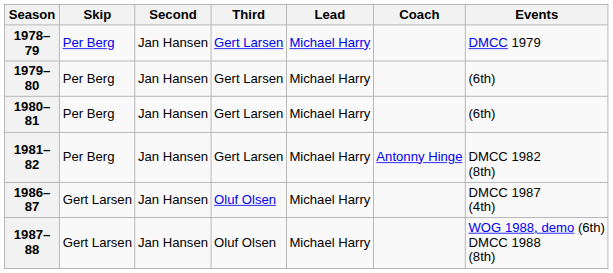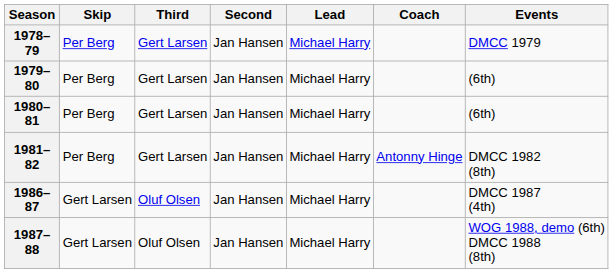columns swapped: (249, 14) <-> (173, 14)
